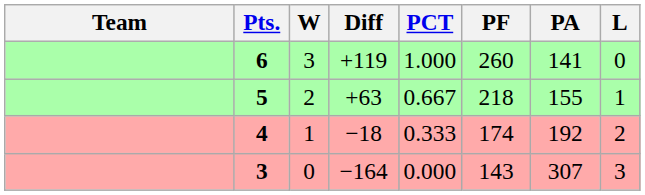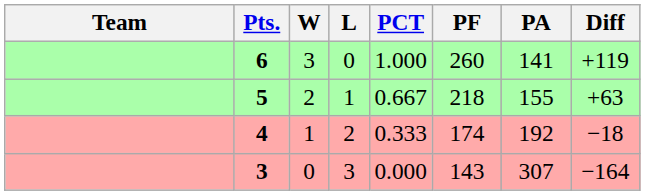columns swapped: (620, 23) <-> (364, 23)
